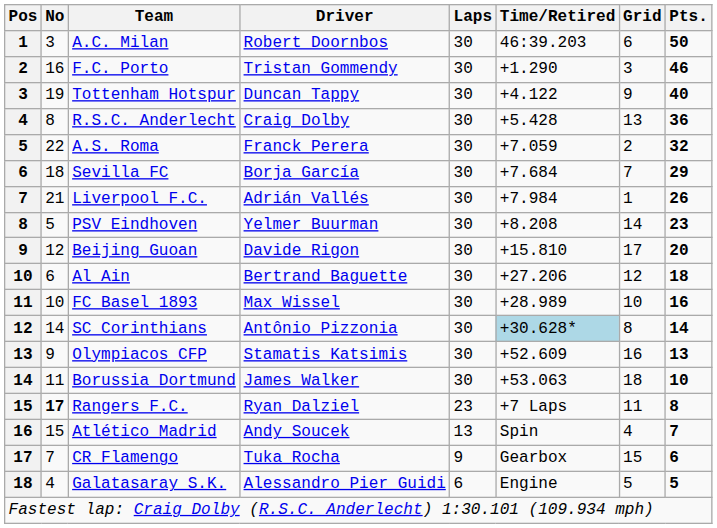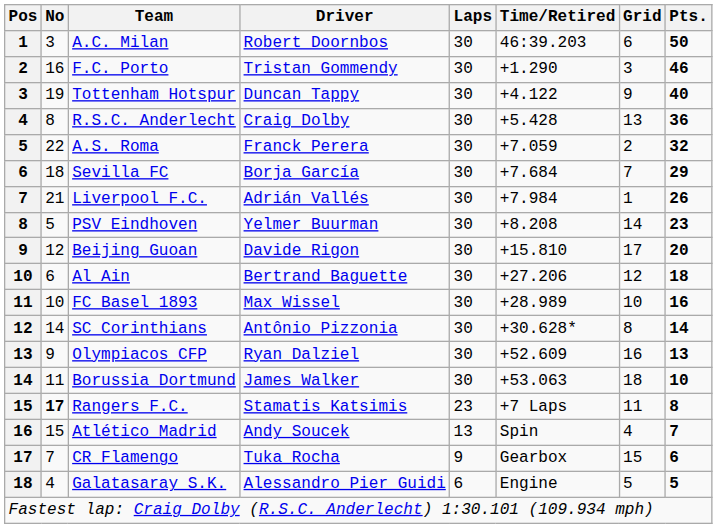(538, 329) lightblue background -> (538, 329) no background
(325, 355) Stamatis Katsimis -> (301, 355) Ryan Dalziel
(301, 407) Ryan Dalziel -> (325, 407) Stamatis Katsimis
